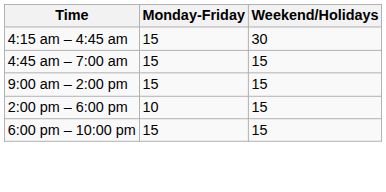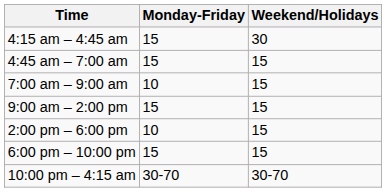+ row: (68, 84)
+ row: (72, 175)
